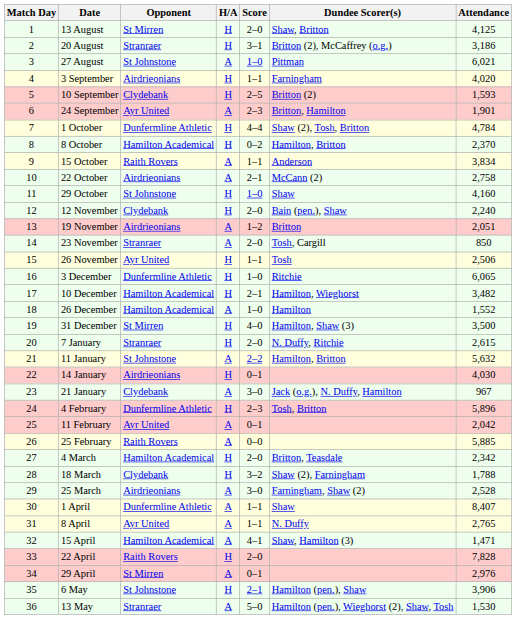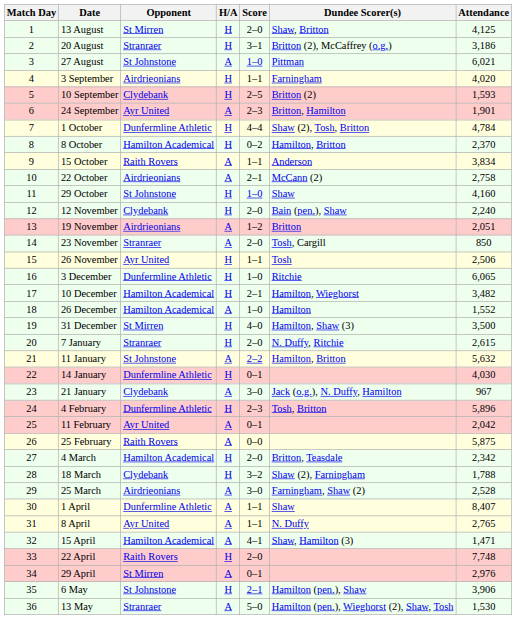(152, 375) Airdrieonians -> (168, 375) Dunfermline Athletic
(484, 441) 5,885 -> (484, 441) 5,875
(484, 557) 7,828 -> (484, 557) 7,748
